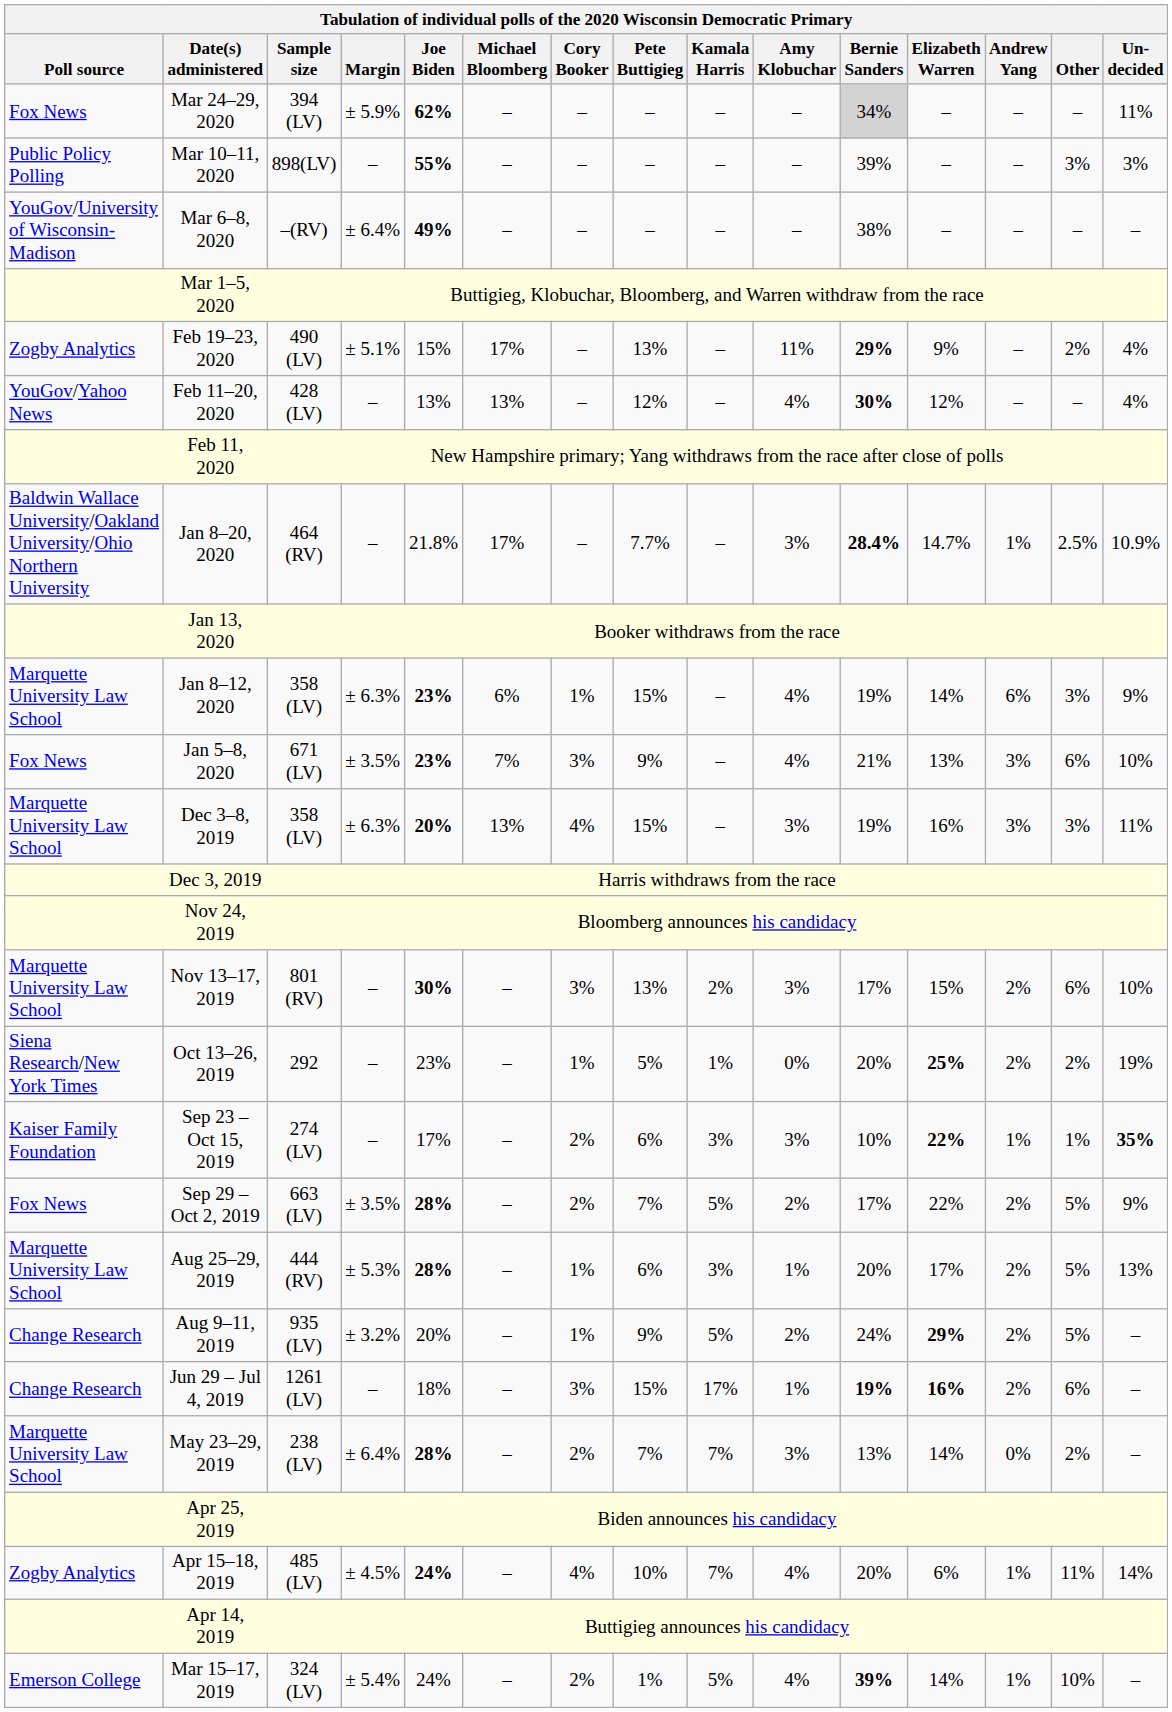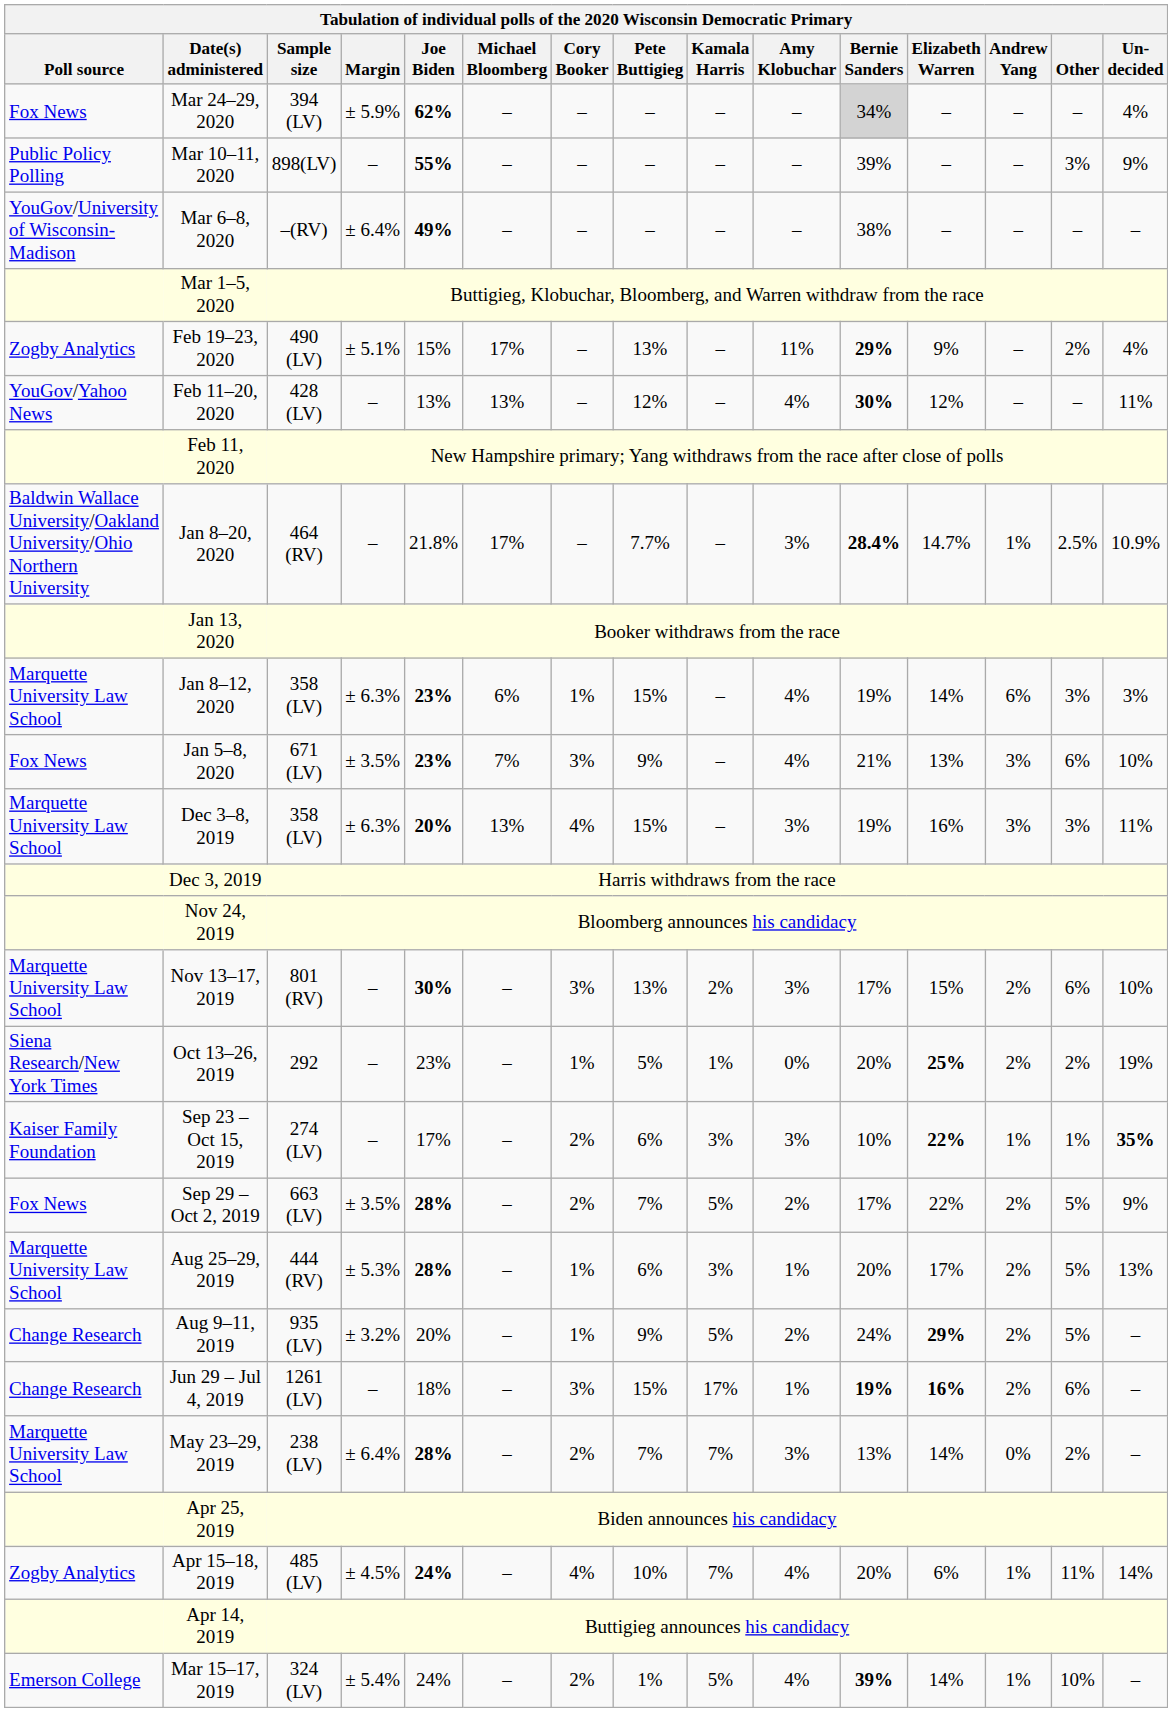(1136, 111) 11% -> (1136, 111) 4%
(1136, 165) 3% -> (1136, 165) 9%
(1136, 402) 4% -> (1136, 402) 11%
(1136, 696) 9% -> (1136, 696) 3%
